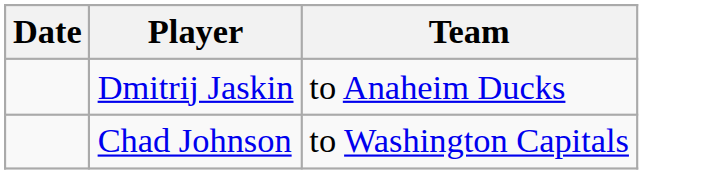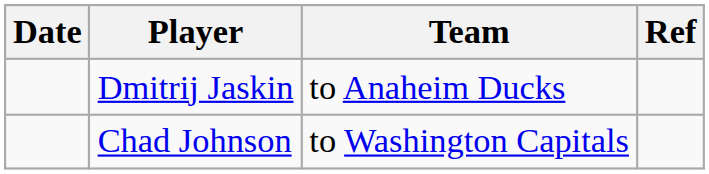+ column: (671, 31)
